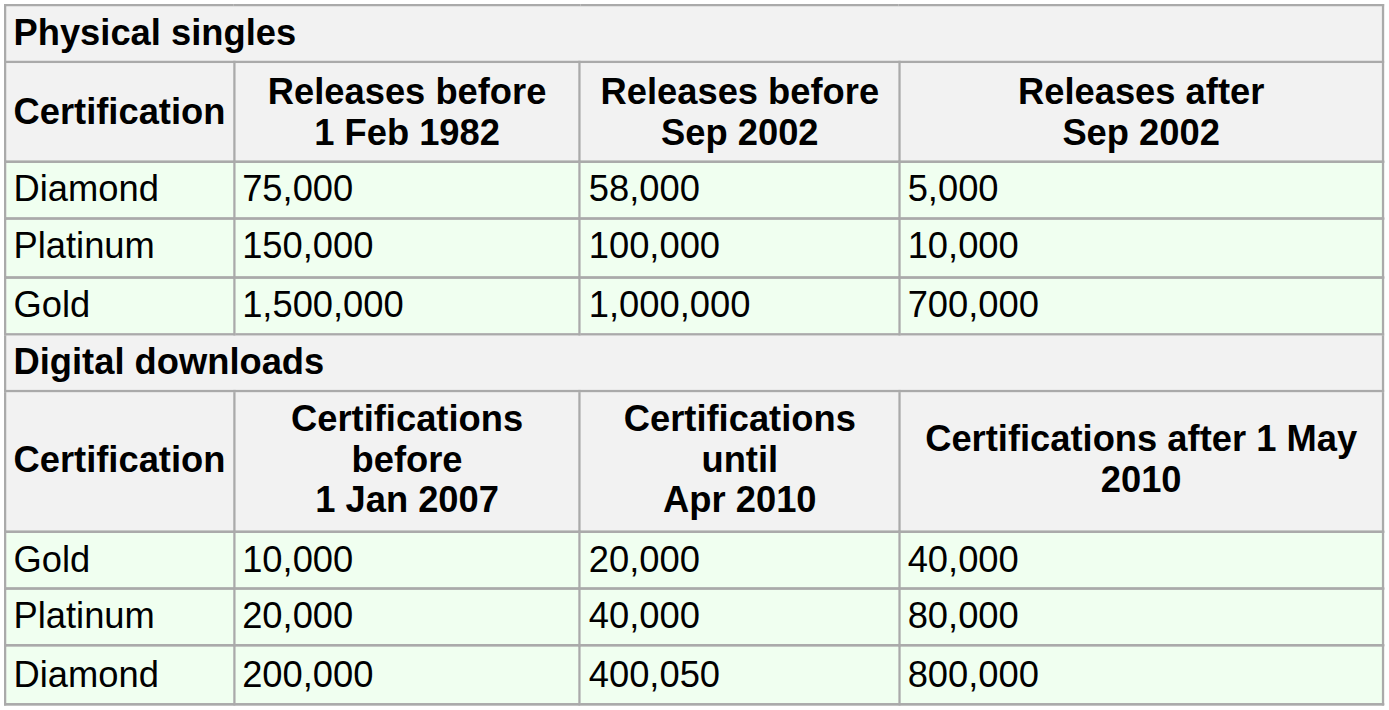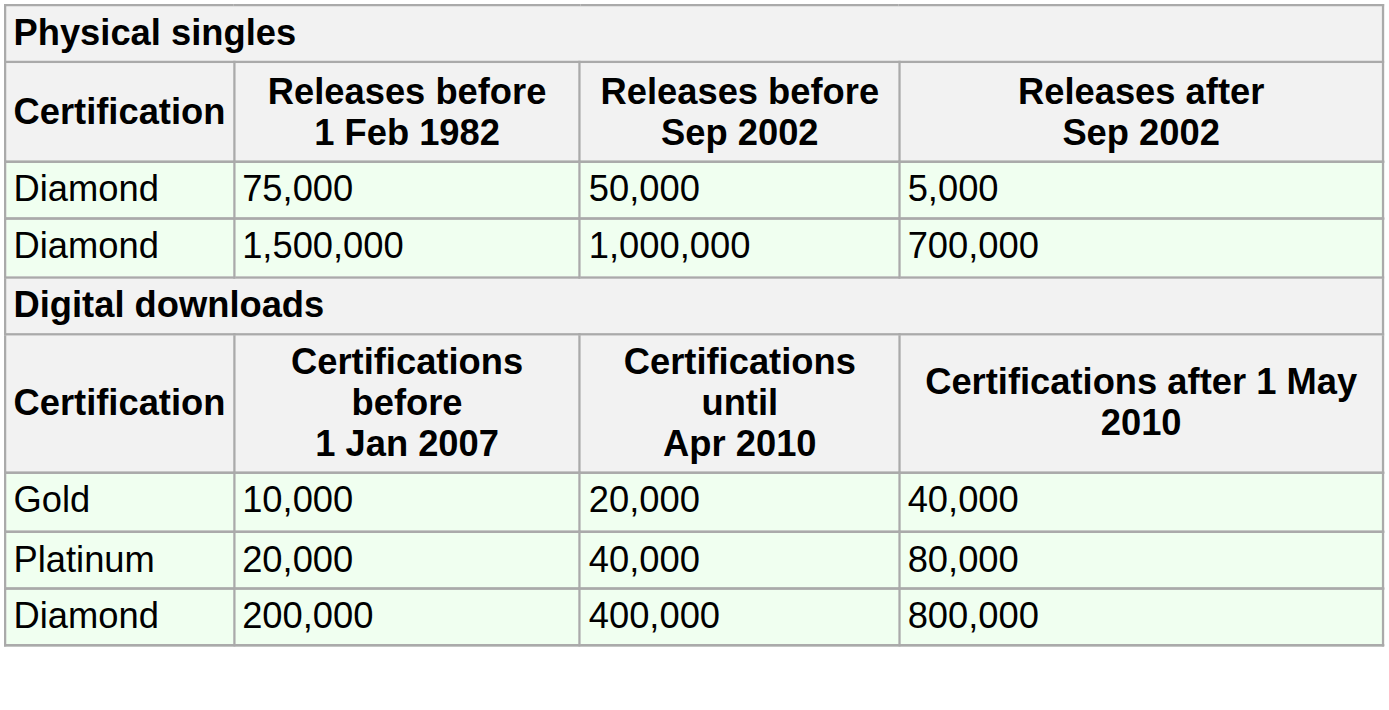(644, 189) 58,000 -> (644, 189) 50,000
- row: (308, 246)
(52, 304) Gold -> (86, 246) Diamond
(654, 674) 400,050 -> (654, 616) 400,000
